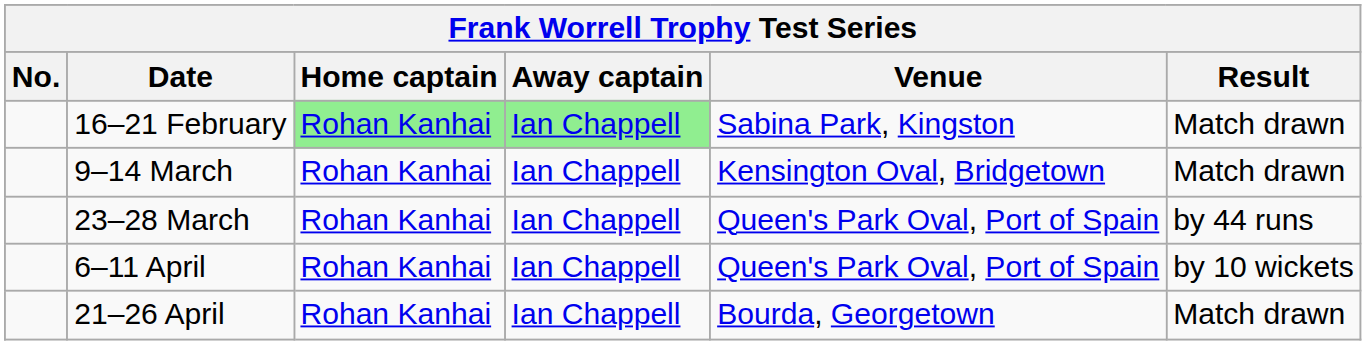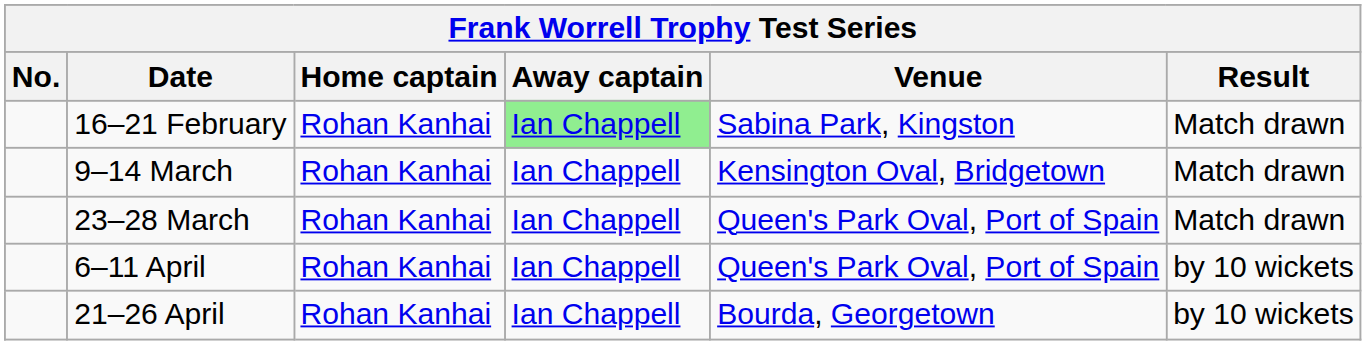(396, 123) lightgreen background -> (396, 123) no background
(1243, 219) by 44 runs -> (1259, 219) Match drawn
(1259, 314) Match drawn -> (1263, 314) by 10 wickets
